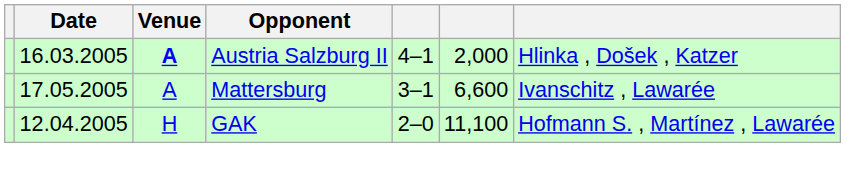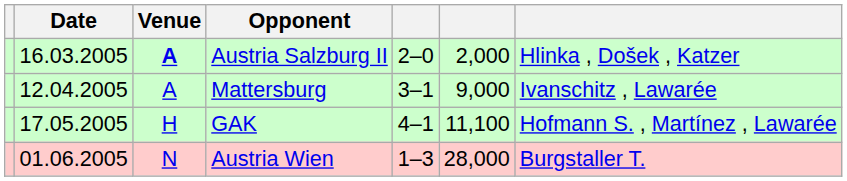(416, 55) 4–1 -> (416, 55) 2–0
(74, 90) 17.05.2005 -> (74, 90) 12.04.2005
(481, 90) 6,600 -> (483, 90) 9,000
(74, 124) 12.04.2005 -> (74, 124) 17.05.2005
(416, 124) 2–0 -> (416, 124) 4–1
+ row: (272, 158)
